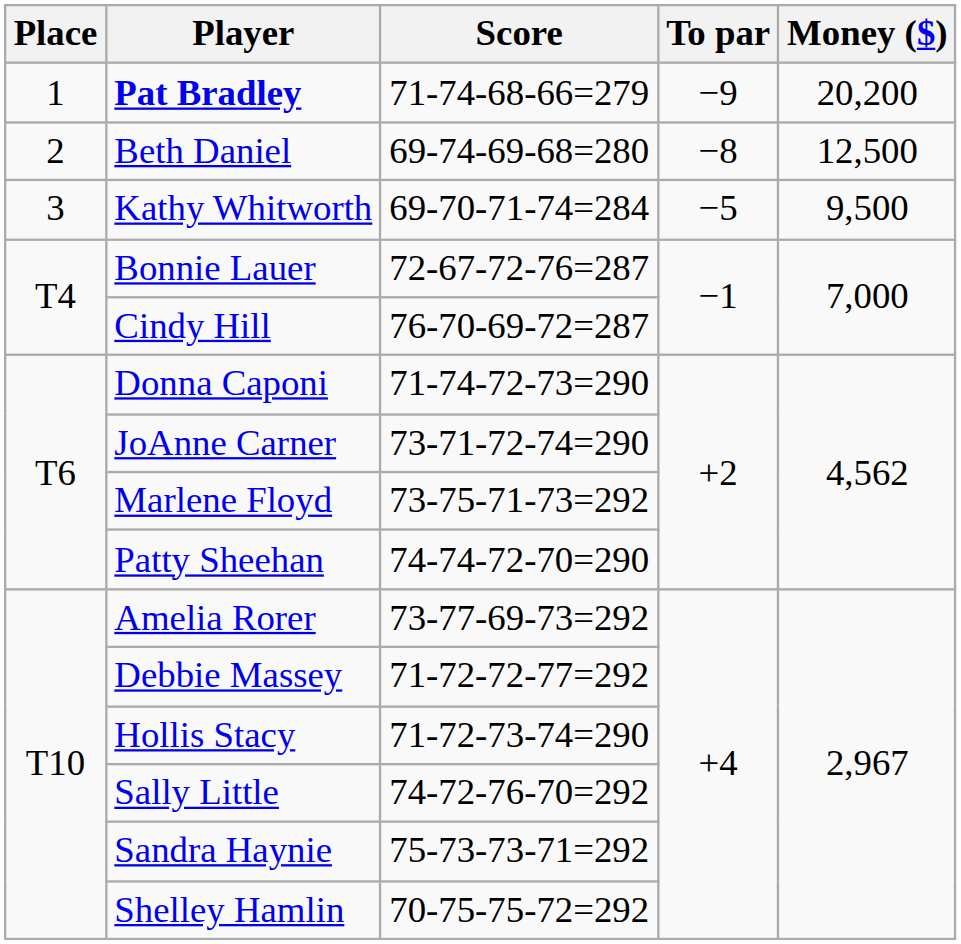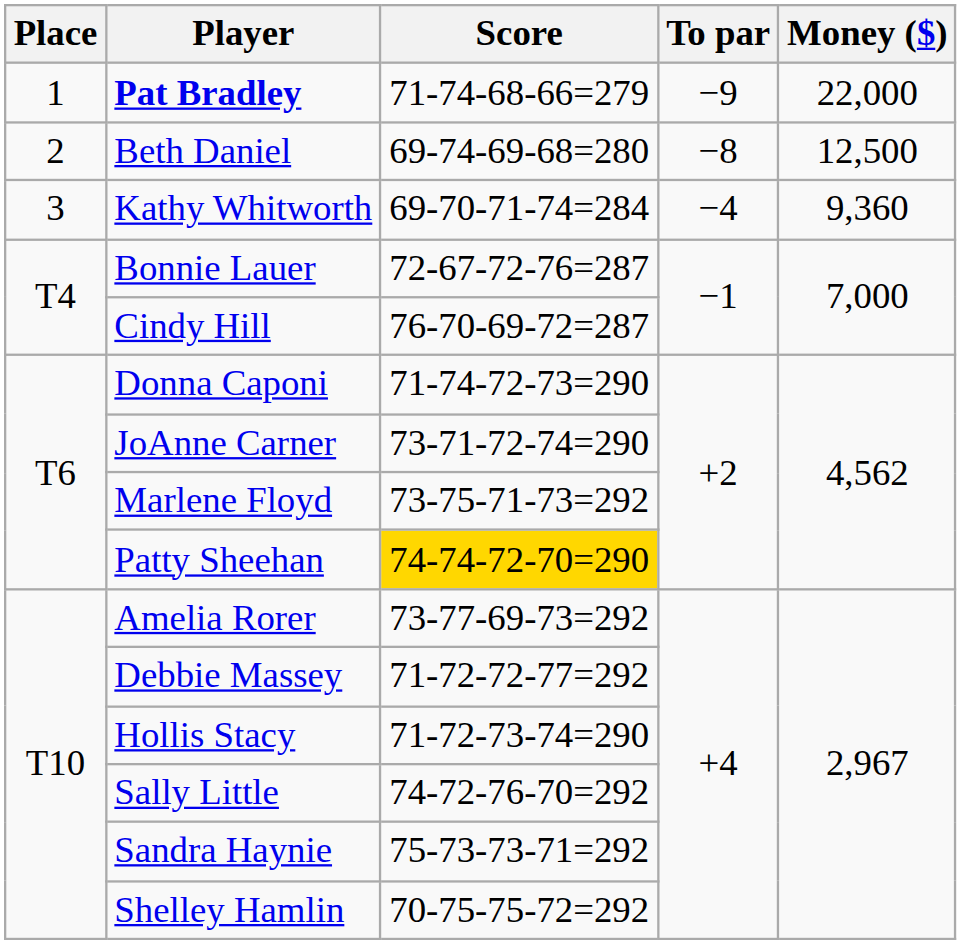(867, 92) 20,200 -> (867, 92) 22,000
(718, 208) −5 -> (718, 208) −4
(867, 208) 9,500 -> (867, 208) 9,360
(519, 558) no background -> (519, 558) gold background
